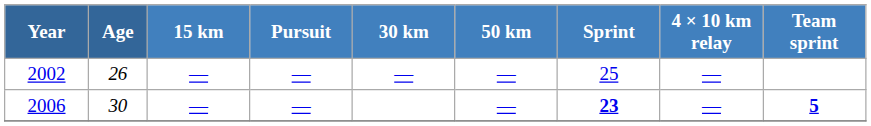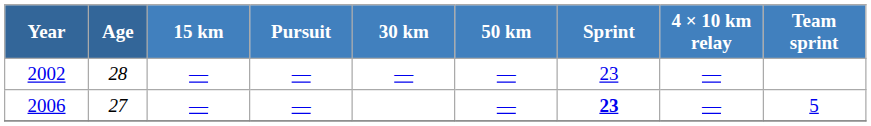(118, 74) 26 -> (118, 74) 28
(609, 74) 25 -> (609, 74) 23
(118, 105) 30 -> (118, 105) 27
(814, 105) bold -> (814, 105) normal
